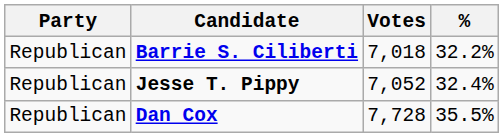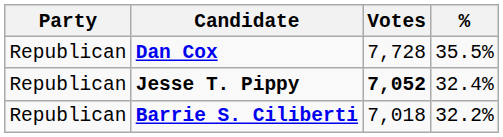rows swapped: (177, 116) <-> (247, 52)
(397, 84) normal -> (397, 84) bold
